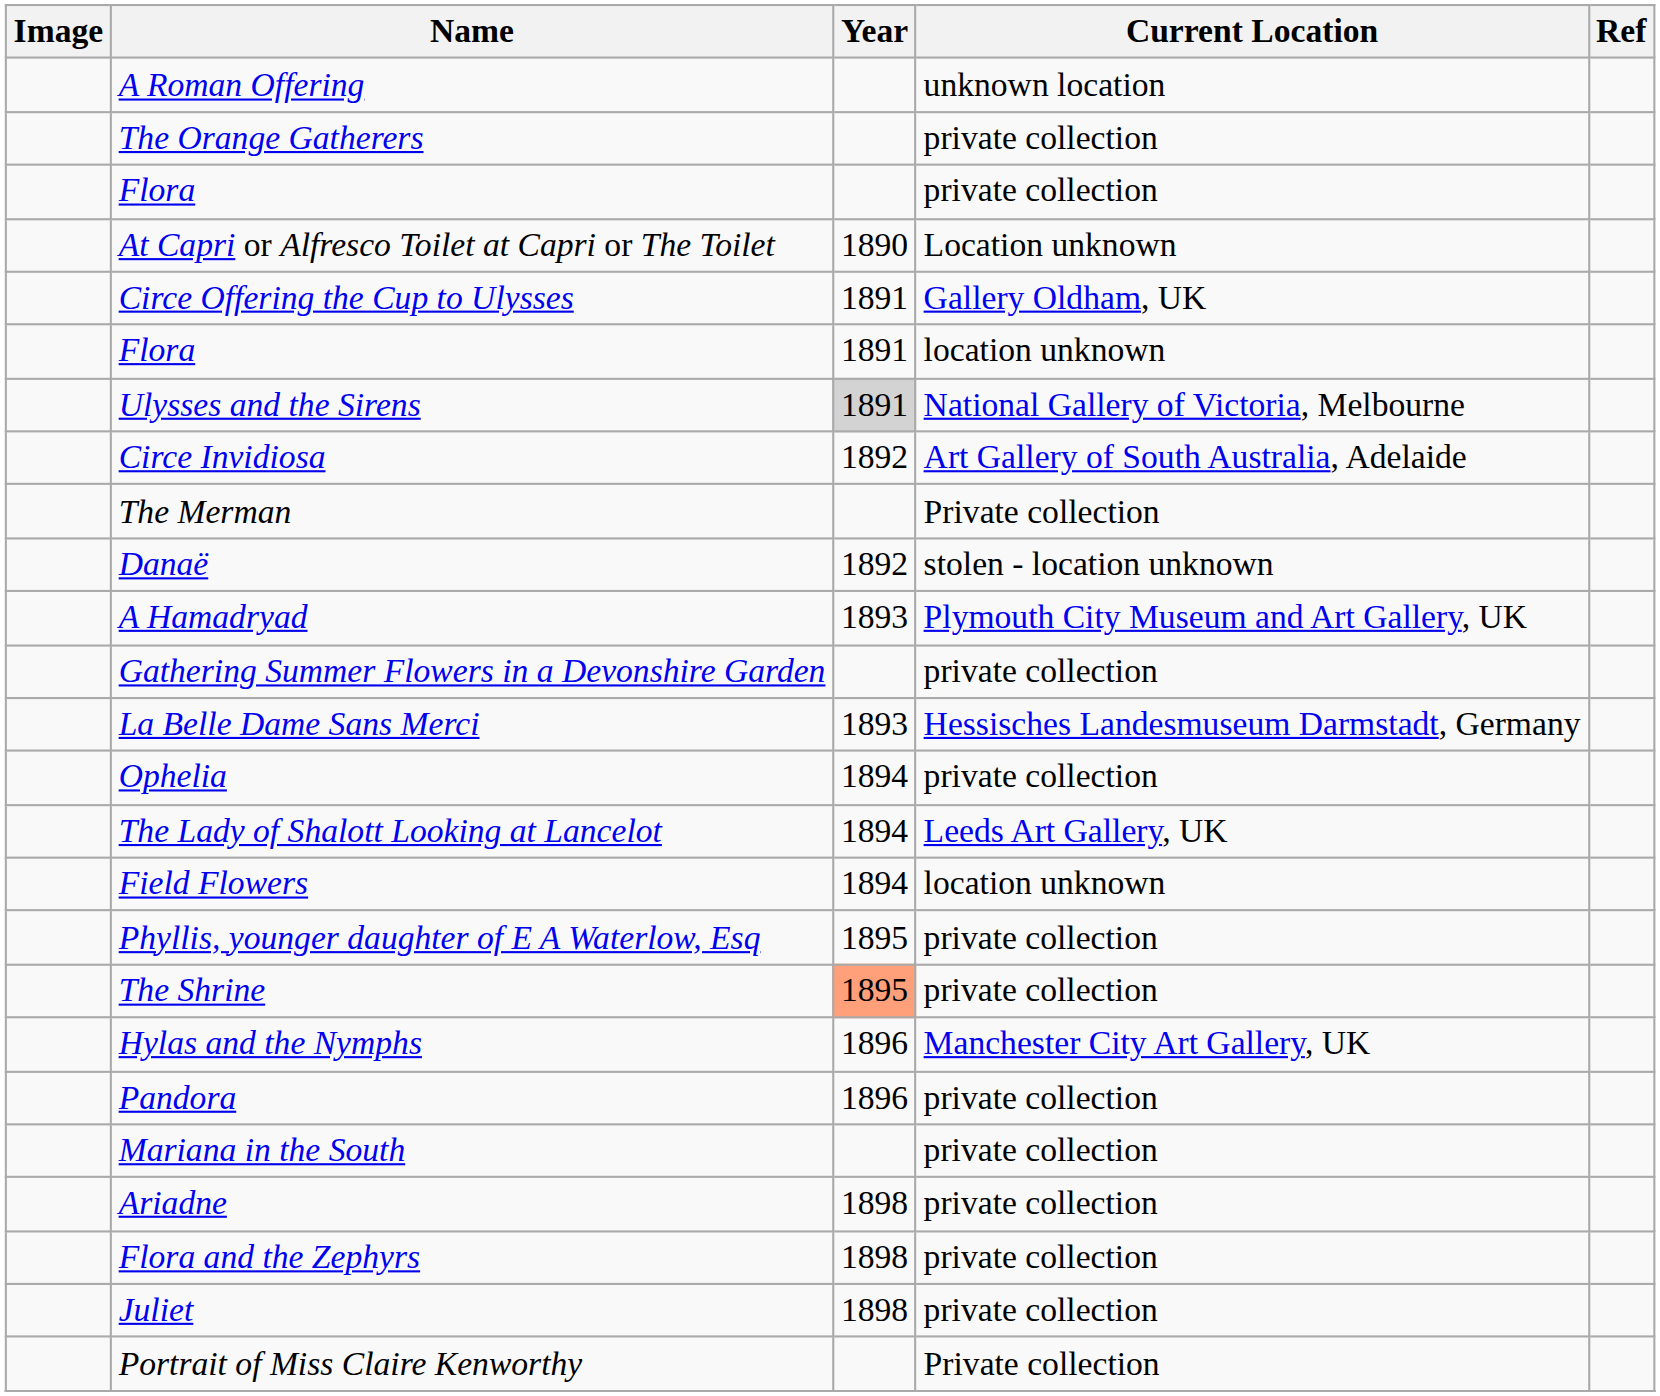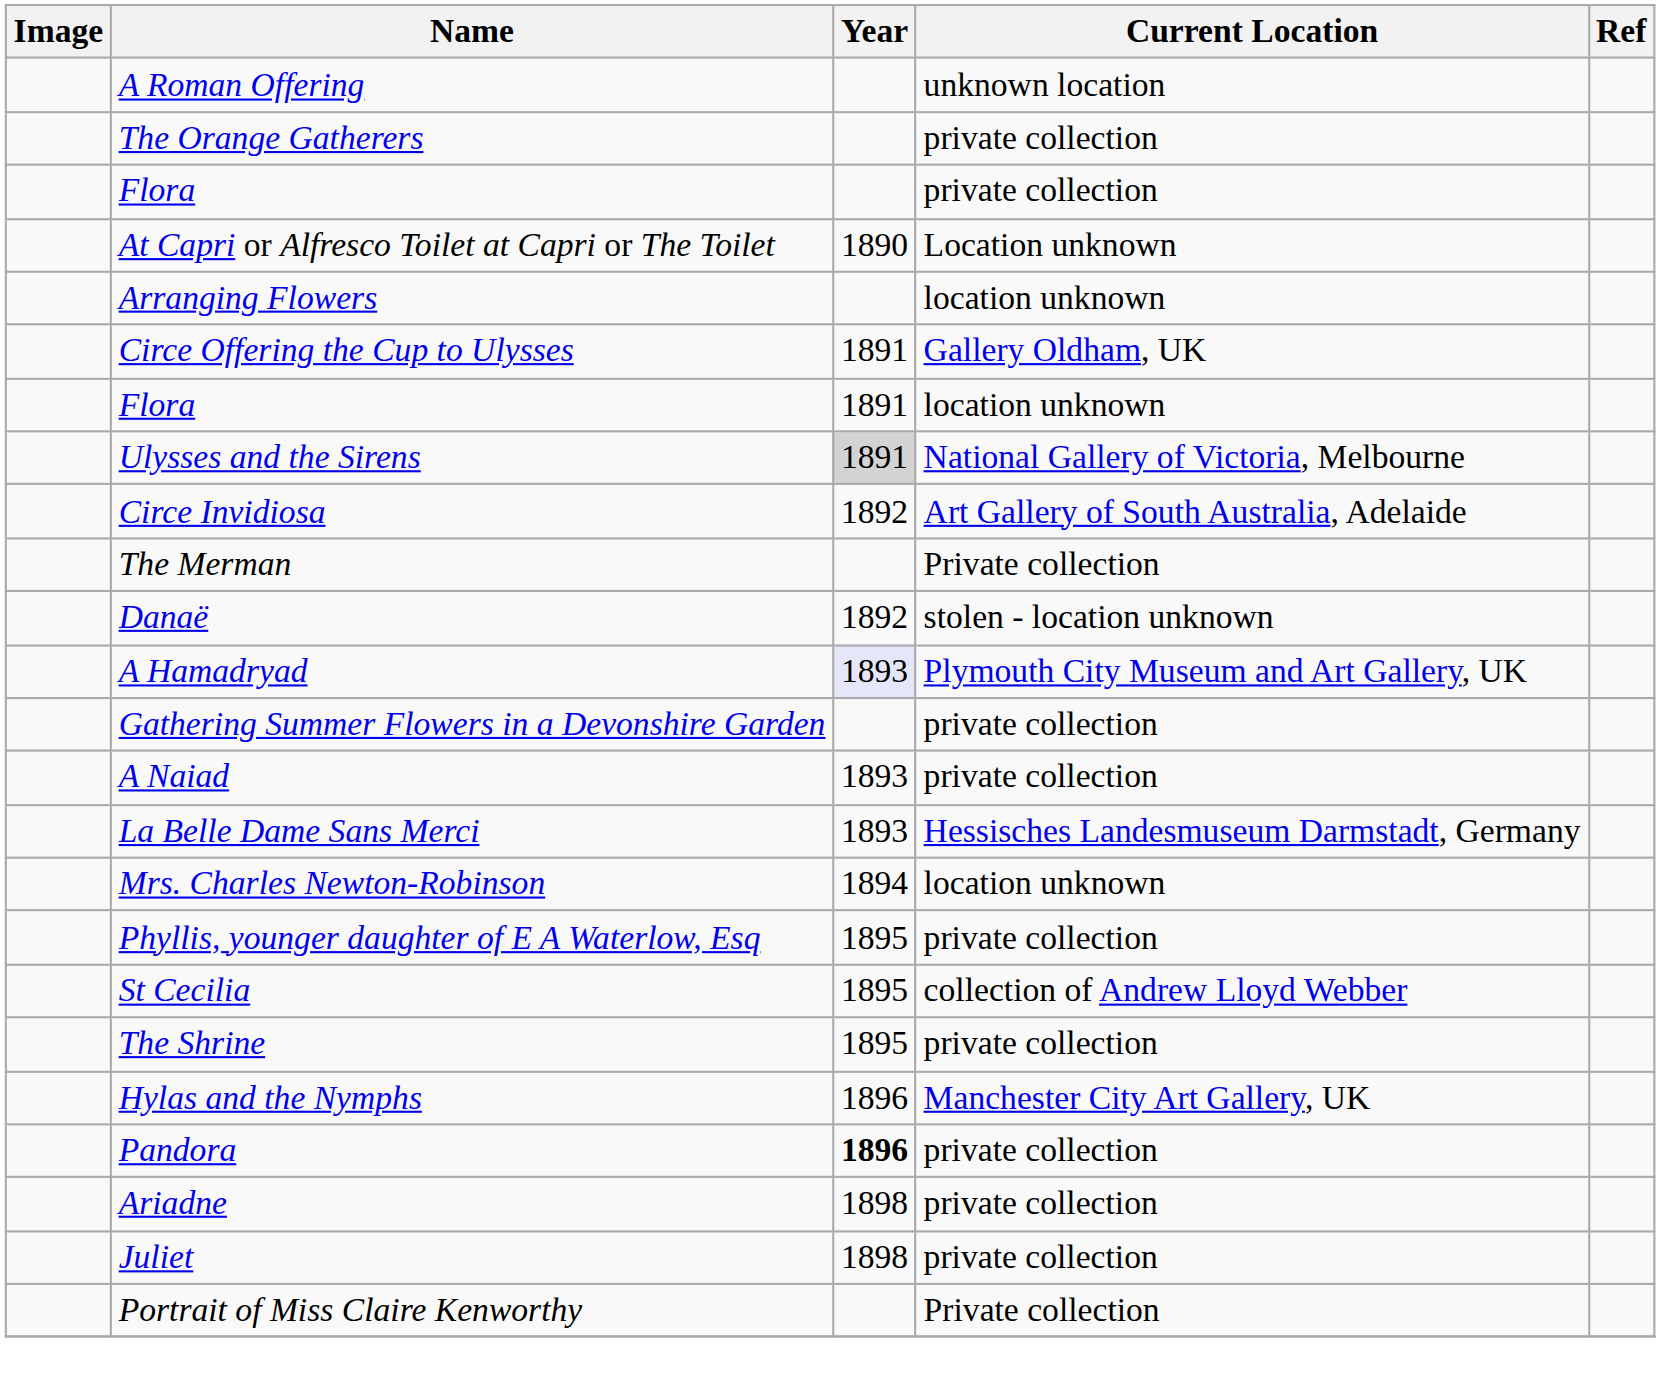+ row: (248, 297)
(875, 617) no background -> (875, 670) lavender background
+ row: (174, 777)
- row: (173, 777)
- row: (390, 830)
- row: (213, 883)
+ row: (332, 883)
+ row: (184, 990)
(875, 990) lightsalmon background -> (875, 1043) no background
(875, 1096) normal -> (875, 1150) bold
- row: (262, 1150)
- row: (269, 1256)
